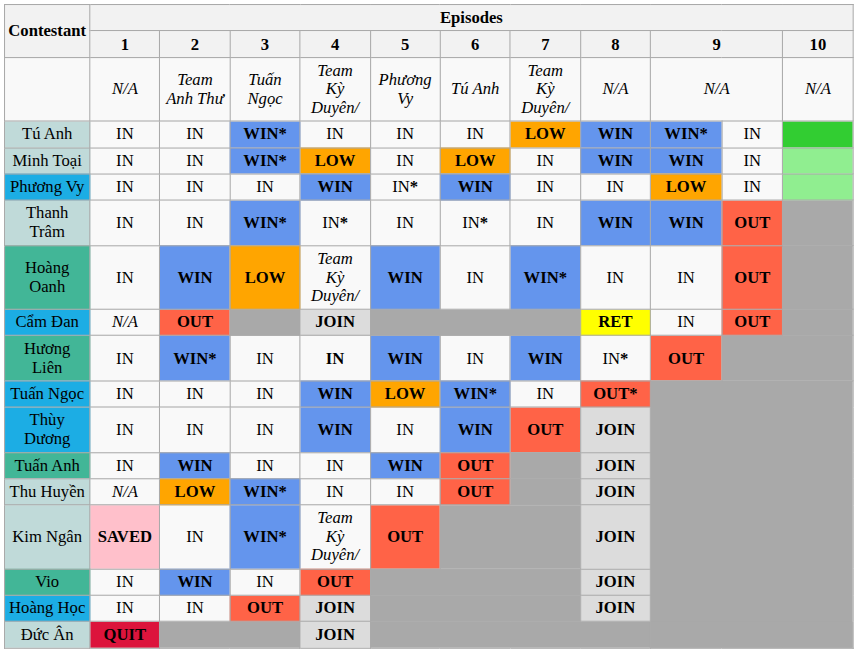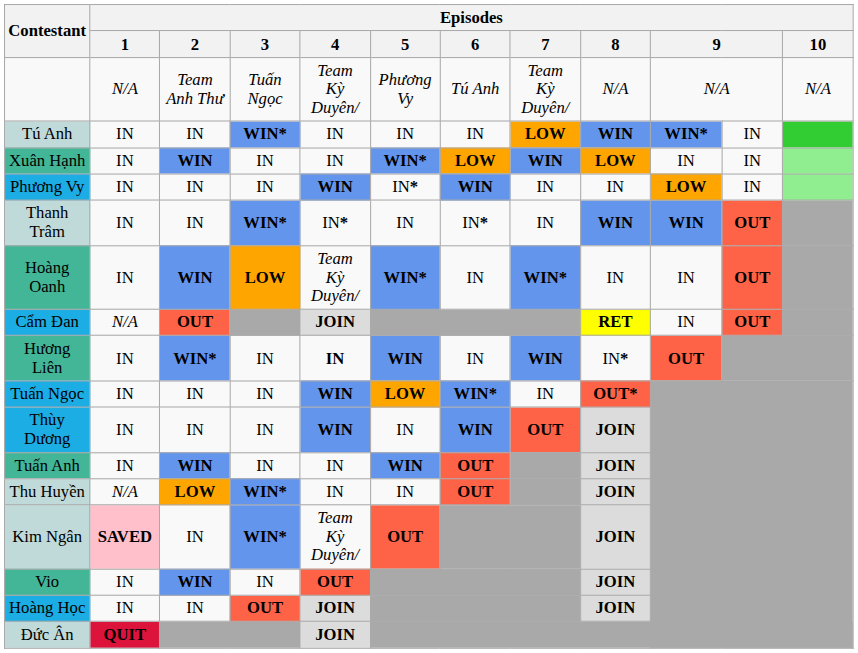+ row: (47, 160)
- row: (47, 160)
(405, 277) WIN -> (405, 277) WIN*
